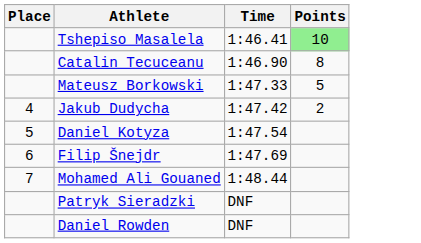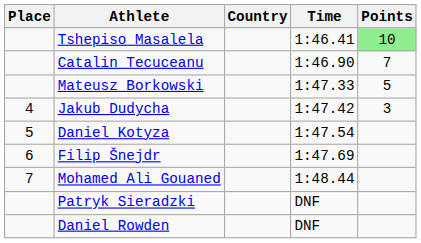+ column: (258, 16)
(320, 63) 8 -> (387, 63) 7
(320, 109) 2 -> (387, 109) 3
